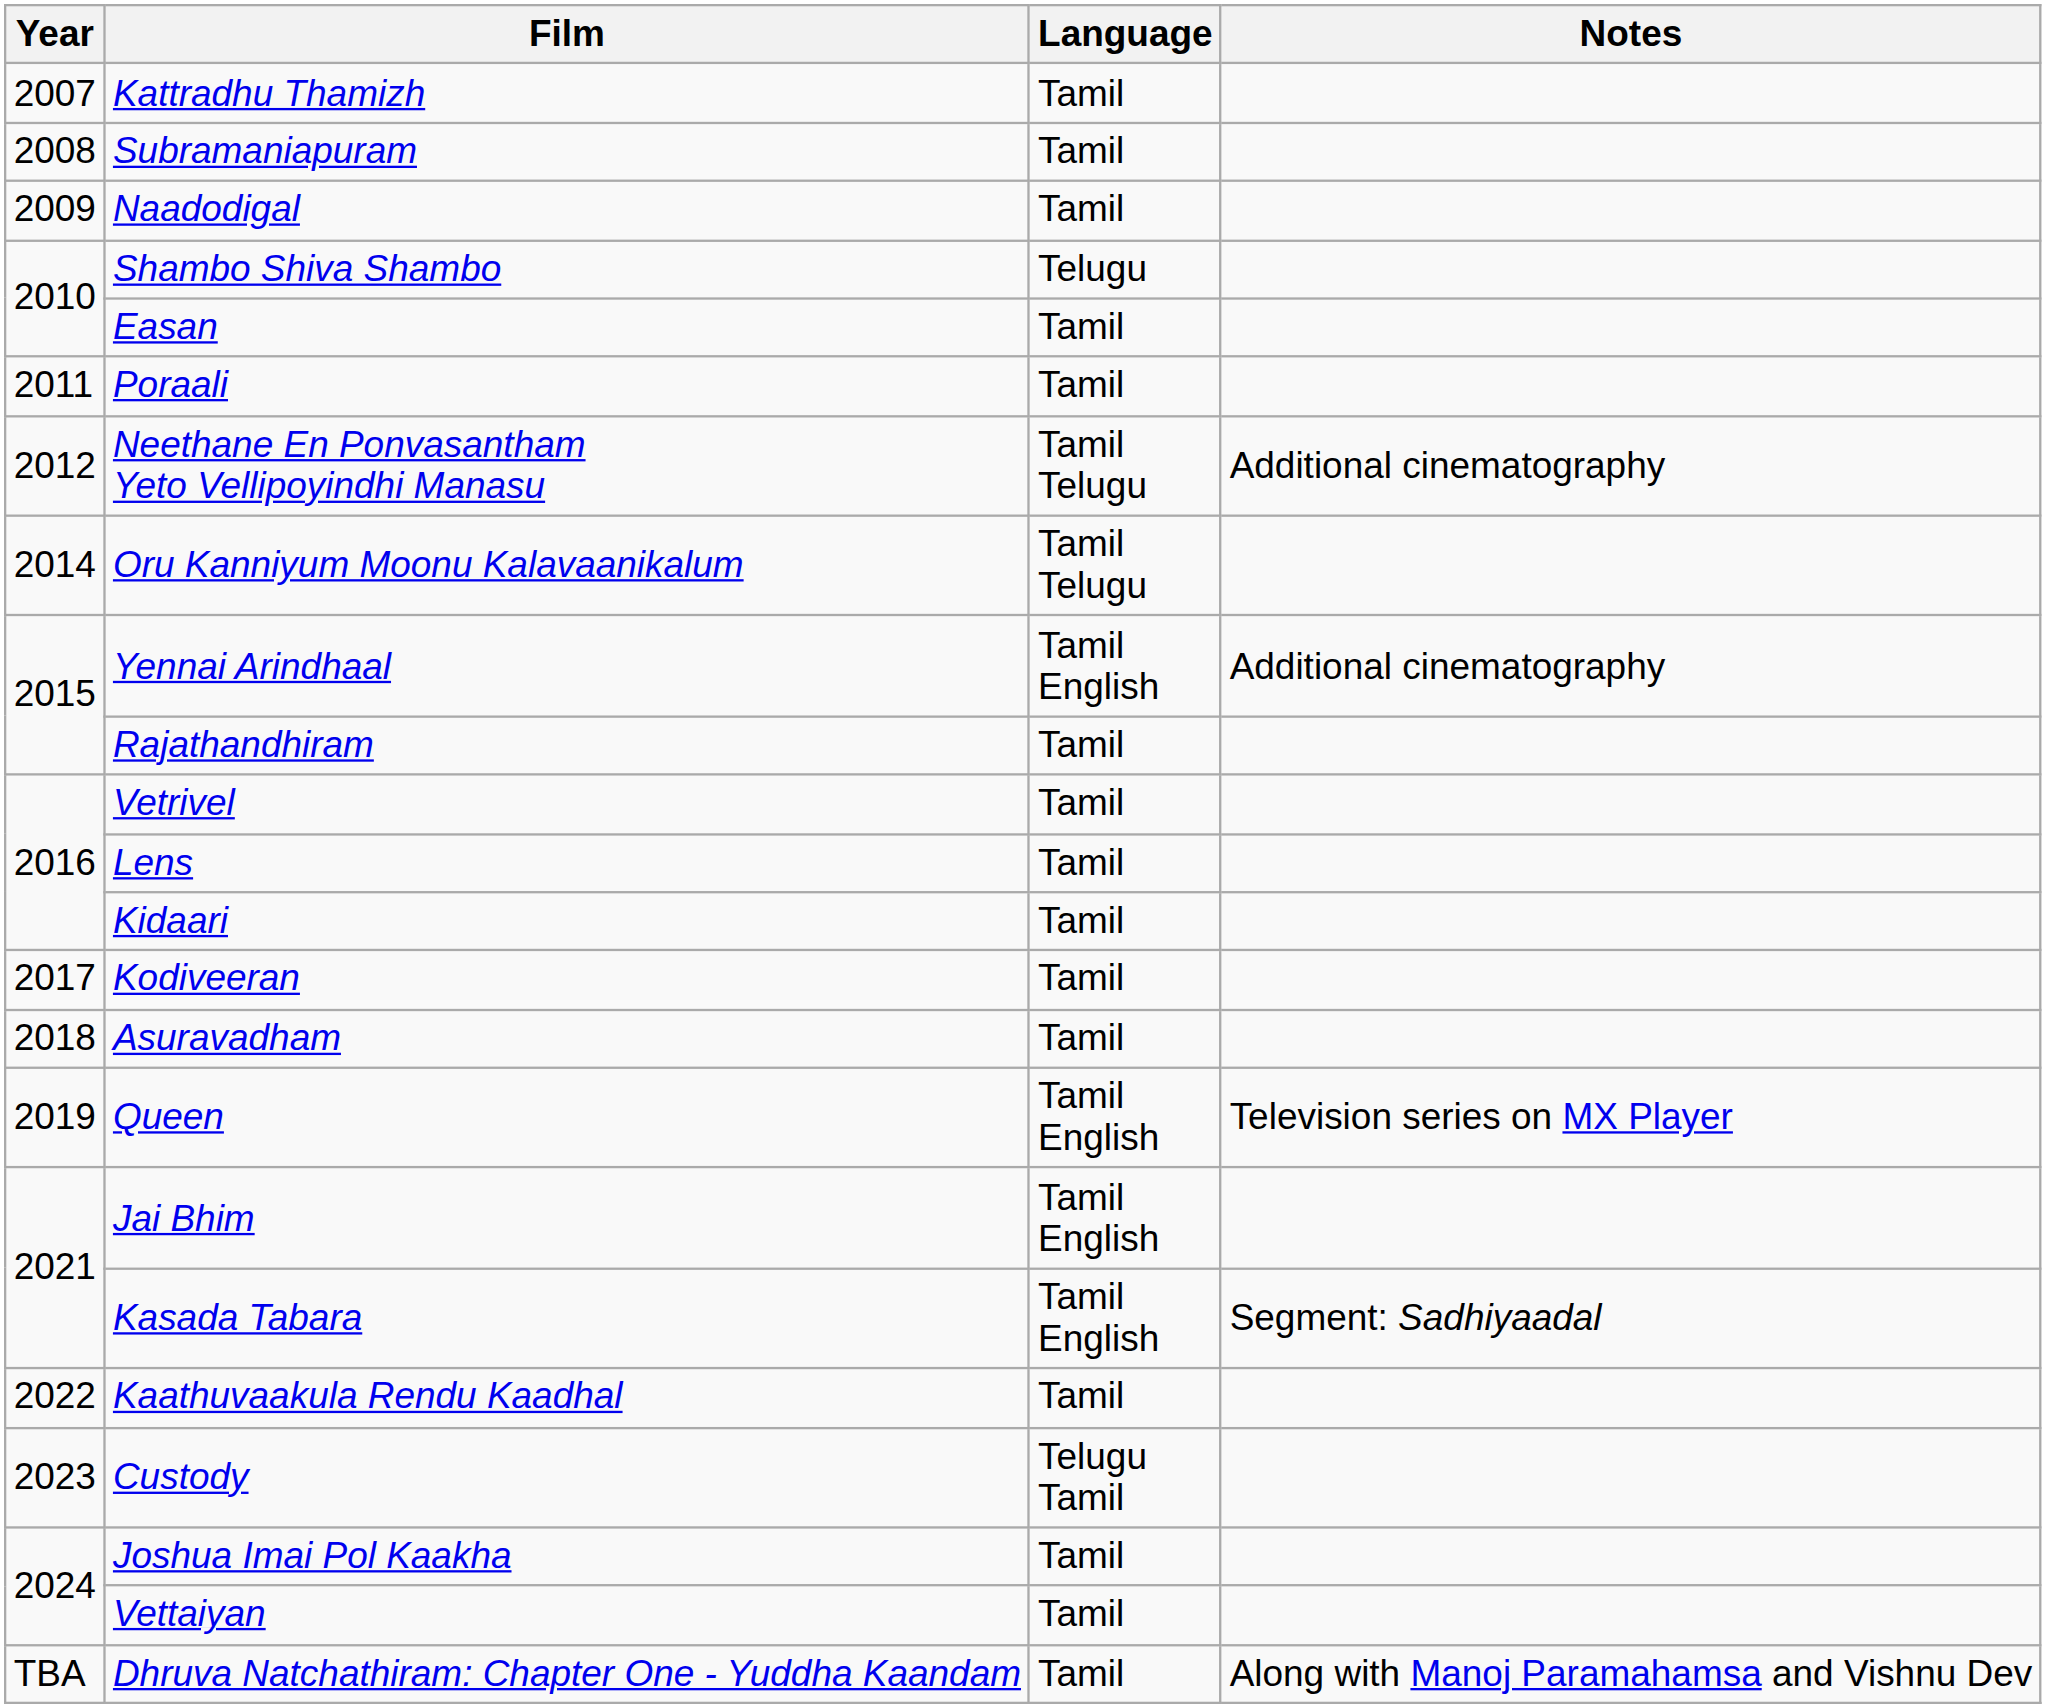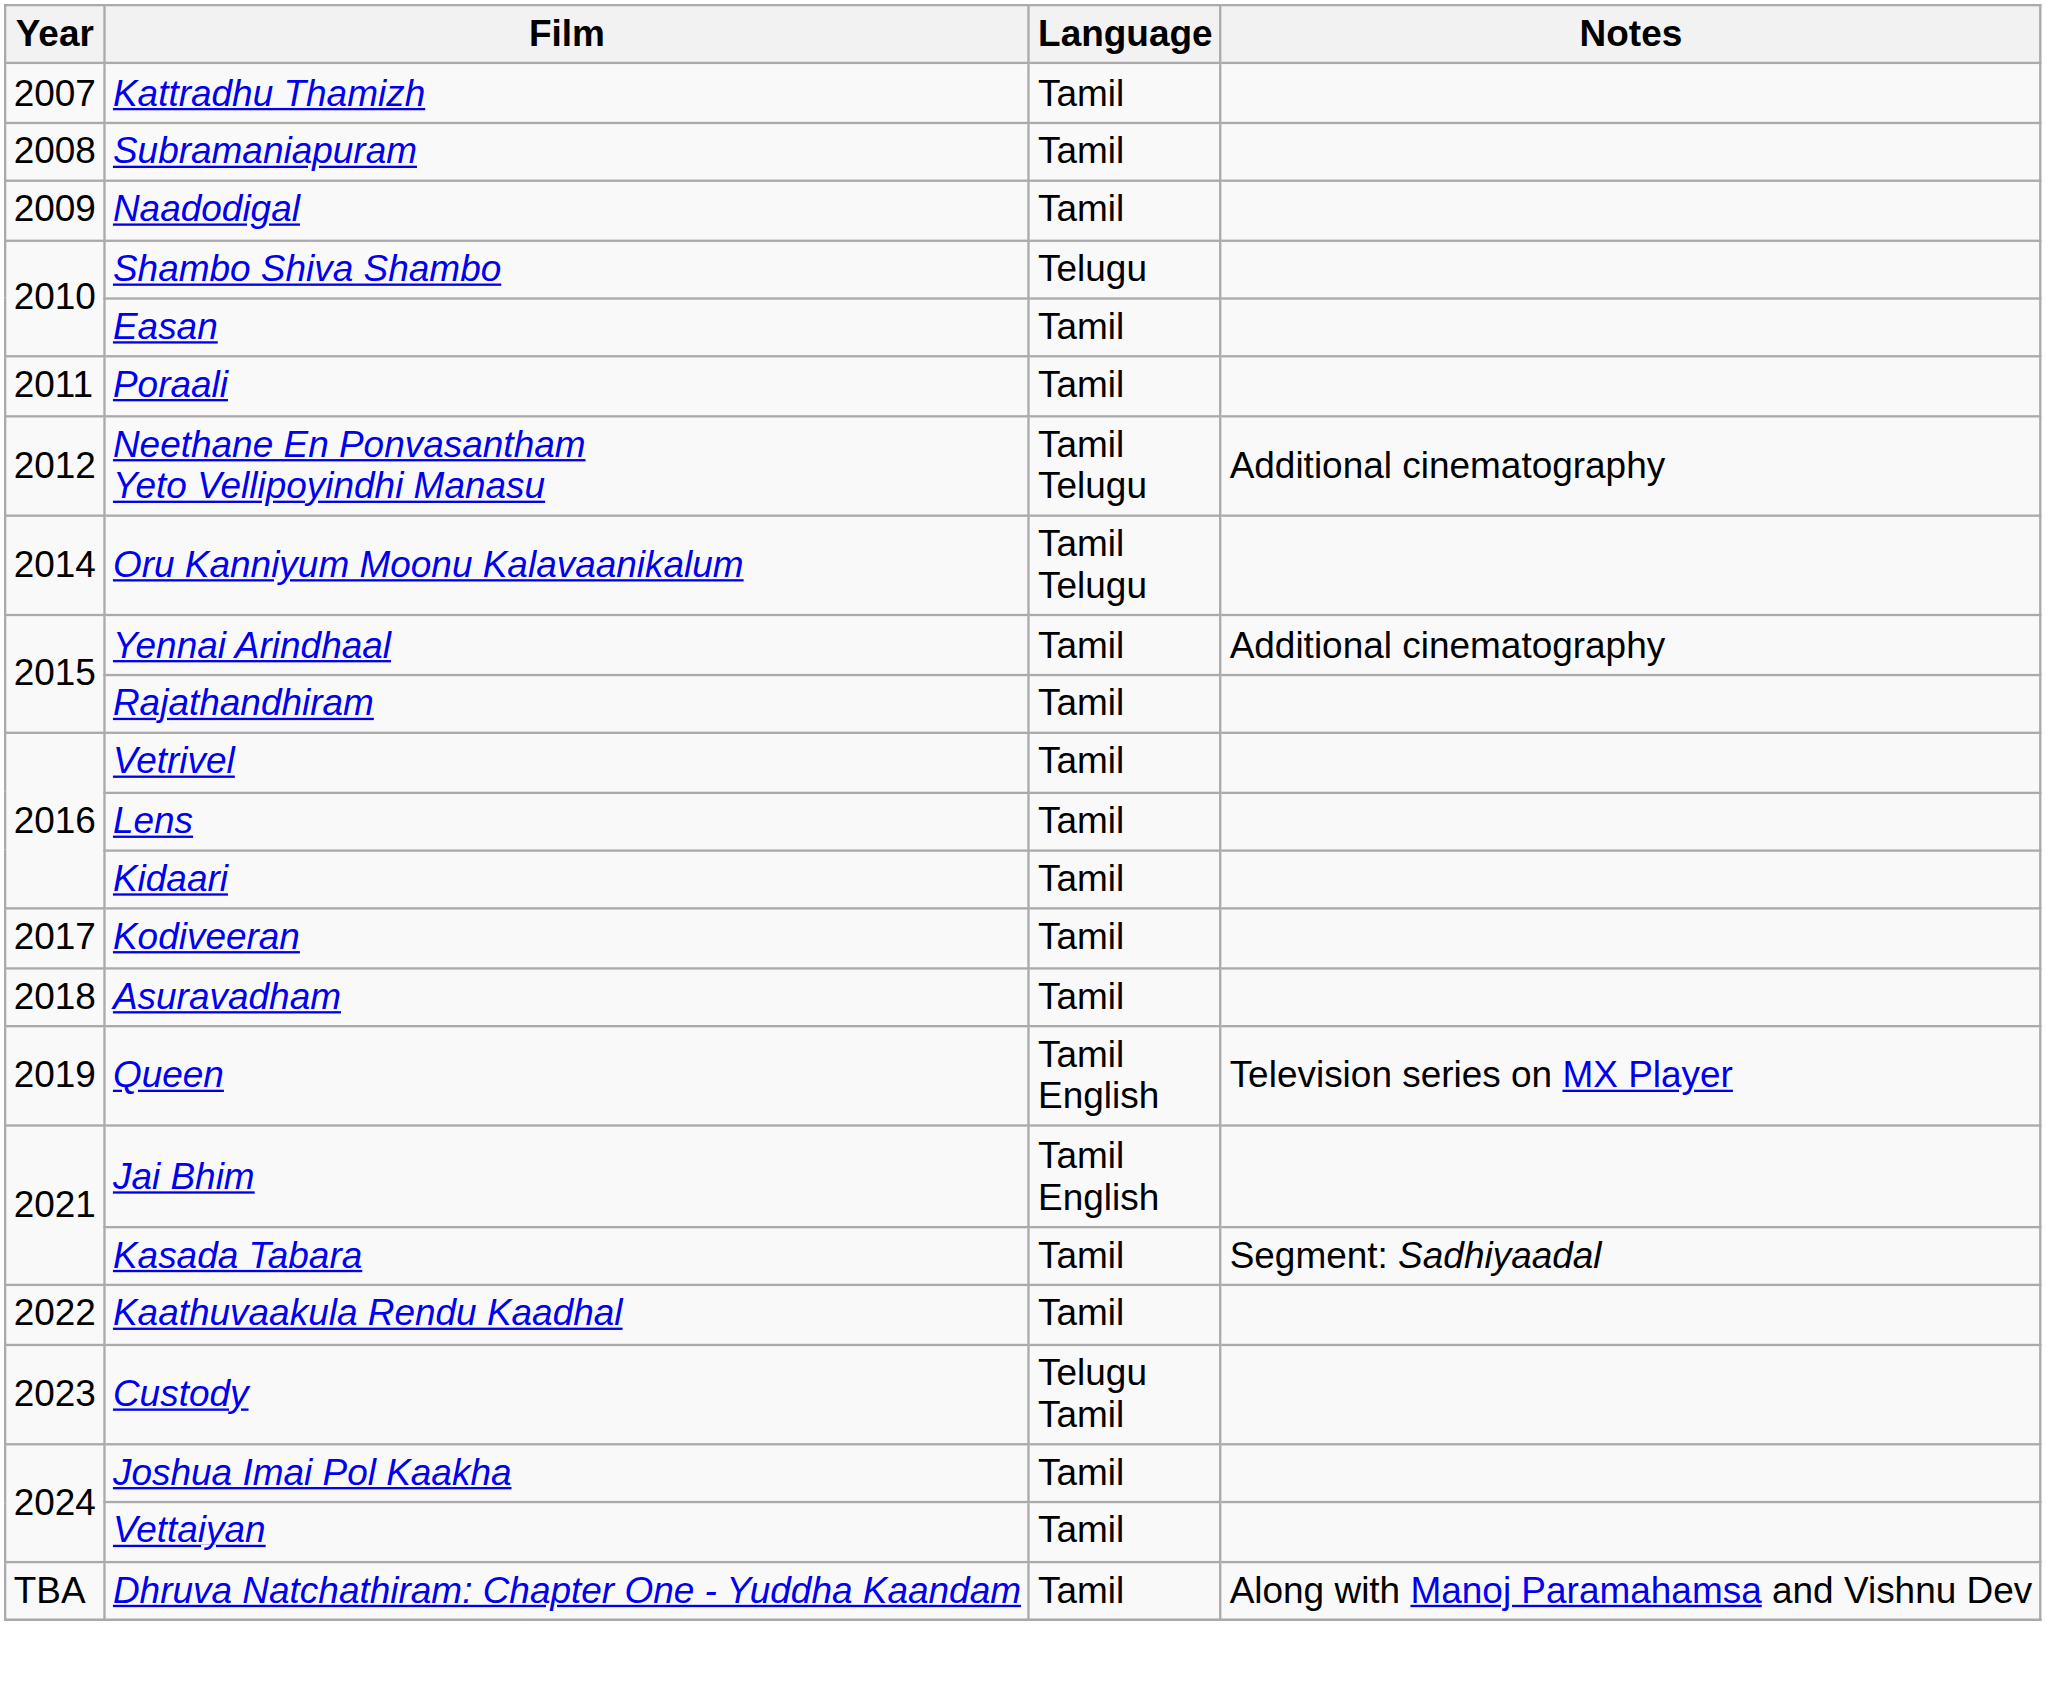(1099, 665) Tamil English -> (1081, 644) Tamil
(1099, 1317) Tamil English -> (1081, 1255) Tamil
